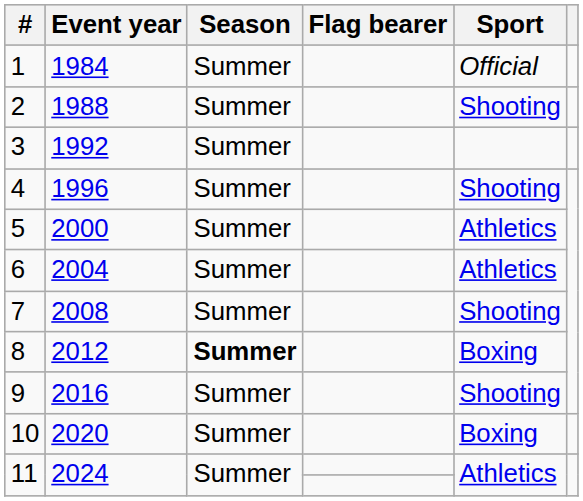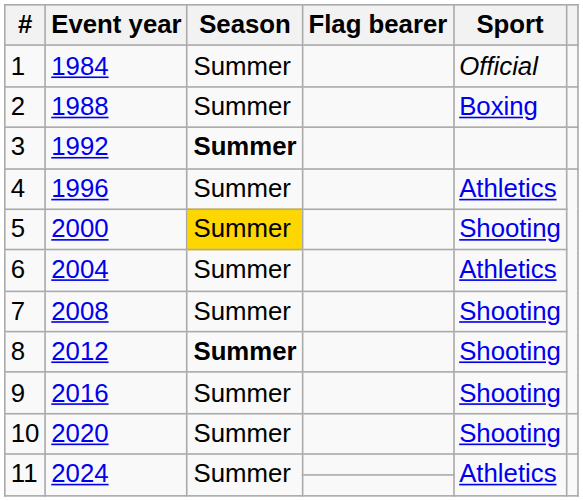(510, 106) Shooting -> (499, 106) Boxing
(242, 147) normal -> (245, 147) bold
(510, 188) Shooting -> (508, 188) Athletics
(242, 229) no background -> (242, 229) gold background
(508, 229) Athletics -> (510, 229) Shooting
(499, 351) Boxing -> (510, 351) Shooting
(499, 433) Boxing -> (510, 433) Shooting
